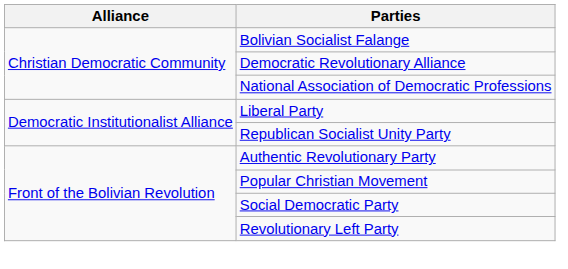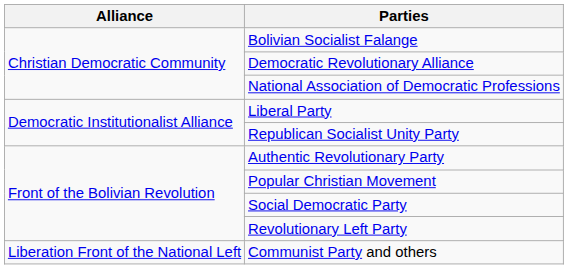+ row: (342, 252)
